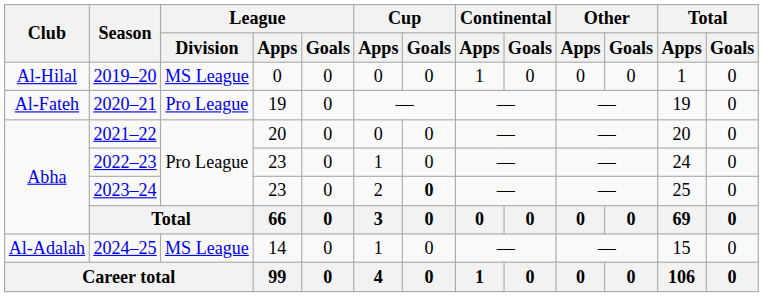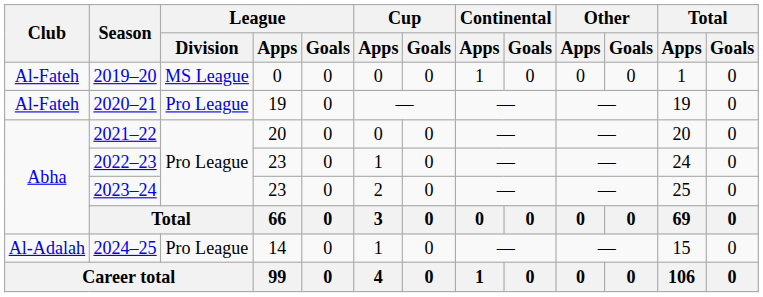(47, 76) Al-Hilal -> (47, 76) Al-Fateh
(429, 190) bold -> (429, 190) normal
(207, 248) MS League -> (207, 248) Pro League
